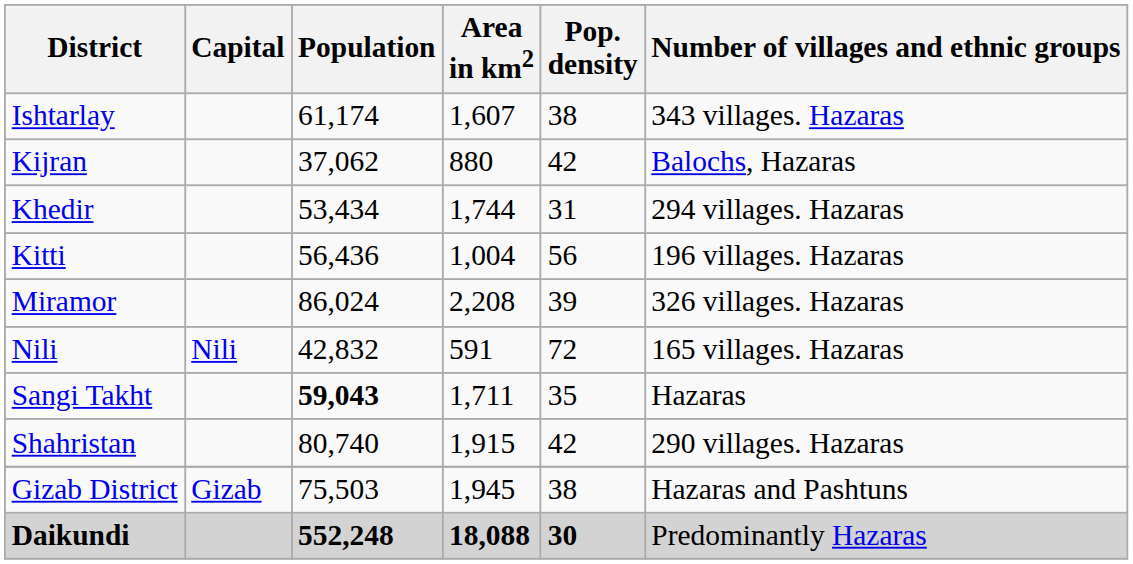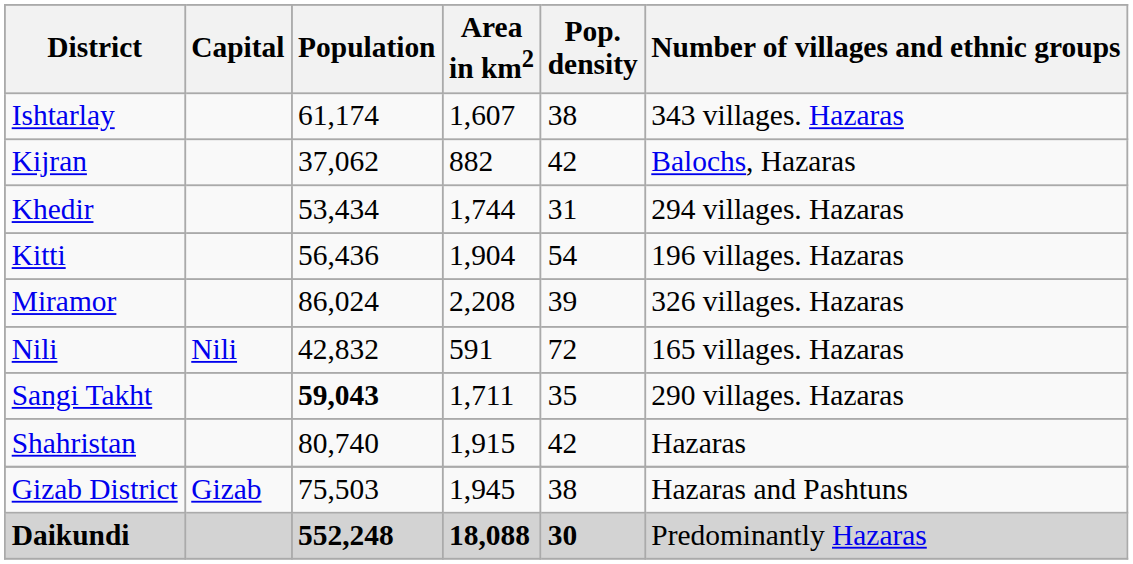(471, 162) 880 -> (471, 162) 882
(482, 255) 1,004 -> (482, 255) 1,904
(562, 255) 56 -> (562, 255) 54
(699, 395) Hazaras -> (778, 395) 290 villages. Hazaras
(778, 442) 290 villages. Hazaras -> (699, 442) Hazaras
